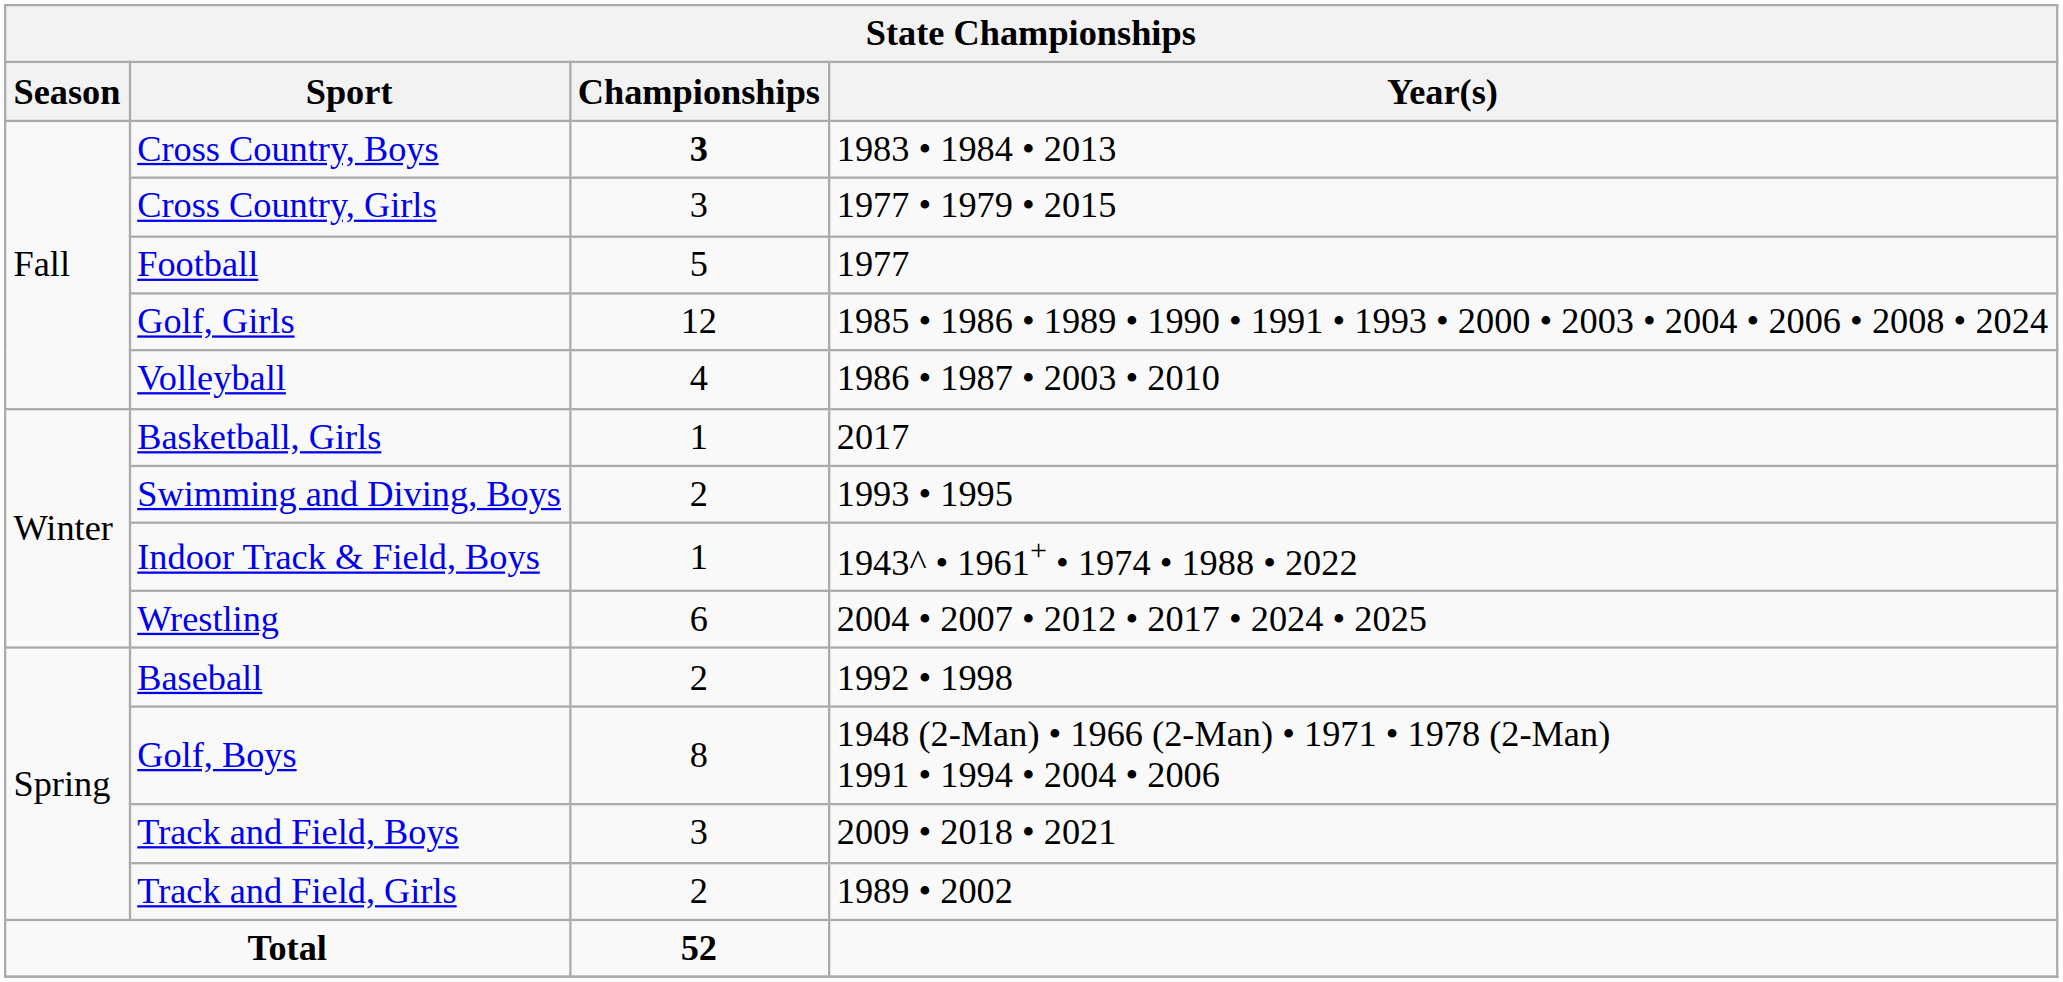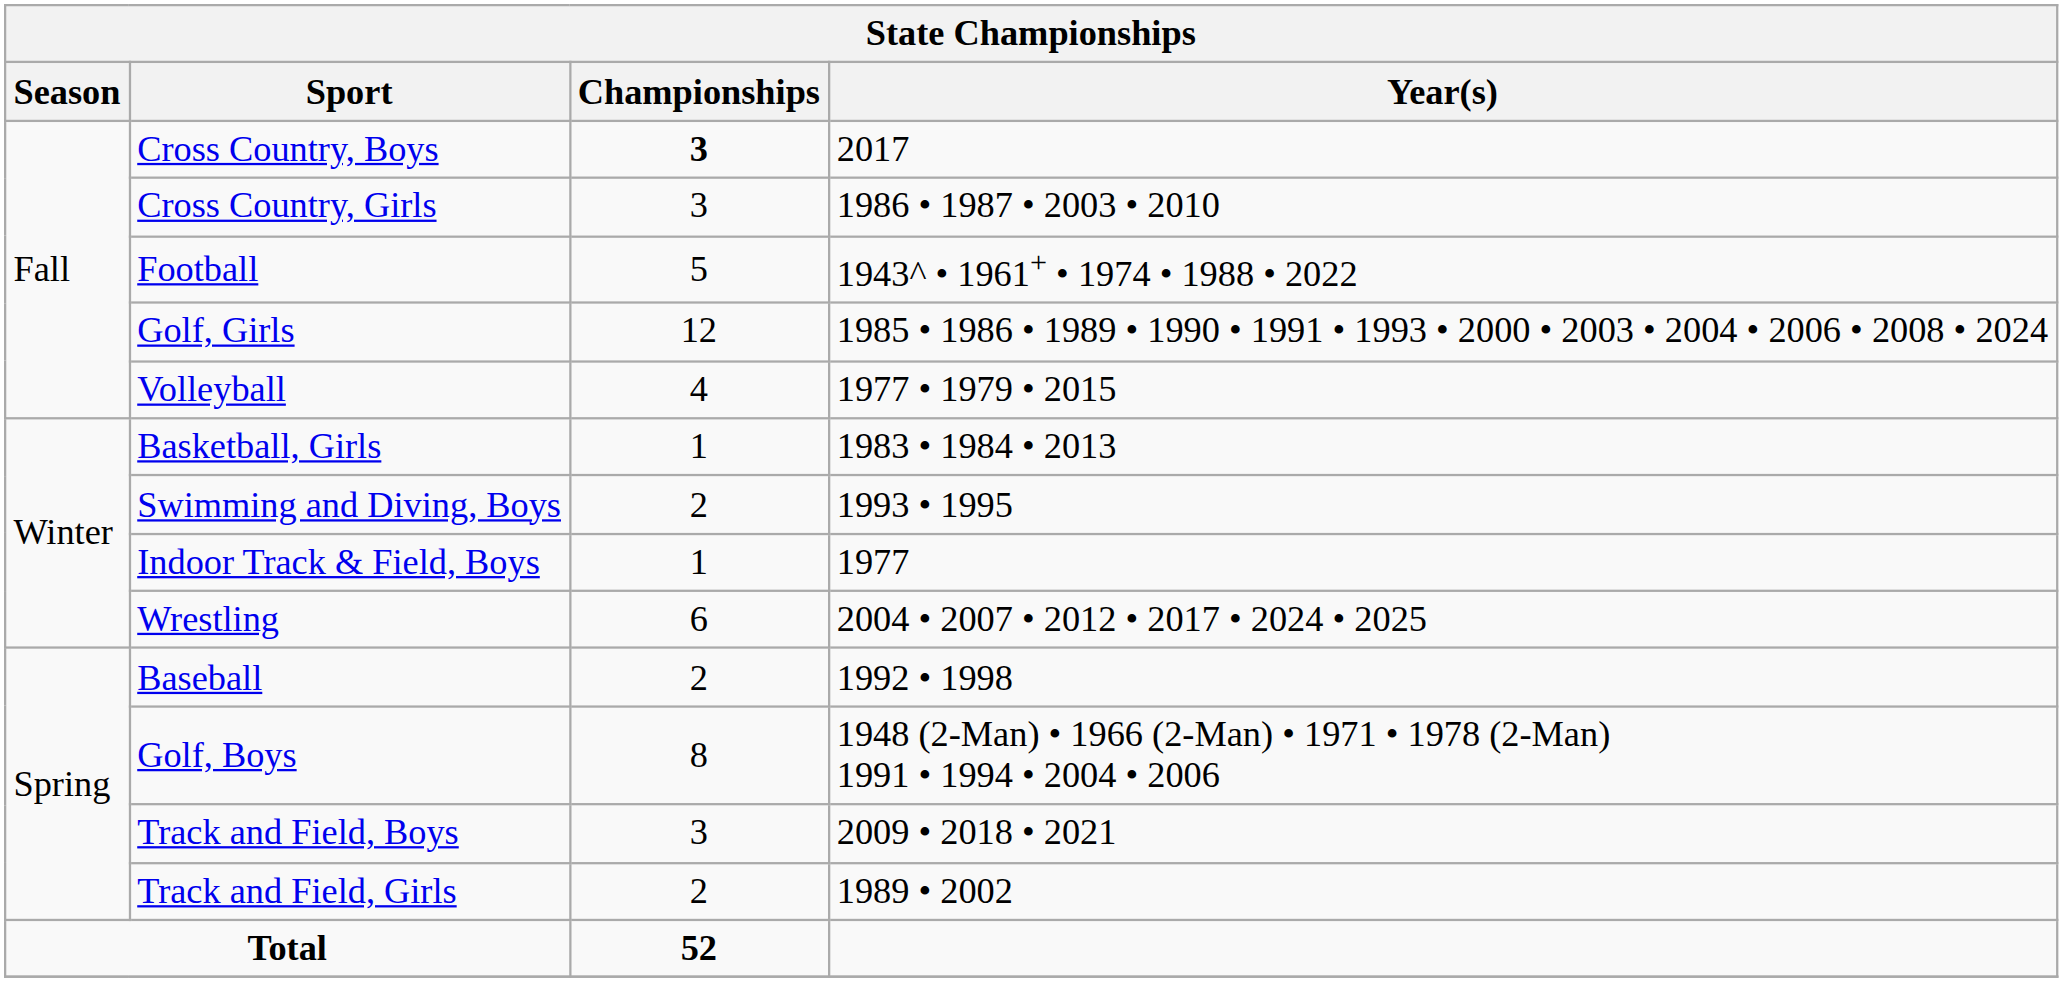(977, 148) 1983 • 1984 • 2013 -> (873, 148) 2017
(977, 206) 1977 • 1979 • 2015 -> (1028, 206) 1986 • 1987 • 2003 • 2010
(873, 263) 1977 -> (1097, 268) 1943^ • 1961+ • 1974 • 1988 • 2022
(1028, 378) 1986 • 1987 • 2003 • 2010 -> (977, 388) 1977 • 1979 • 2015
(873, 436) 2017 -> (977, 446) 1983 • 1984 • 2013
(1097, 556) 1943^ • 1961+ • 1974 • 1988 • 2022 -> (873, 561) 1977
